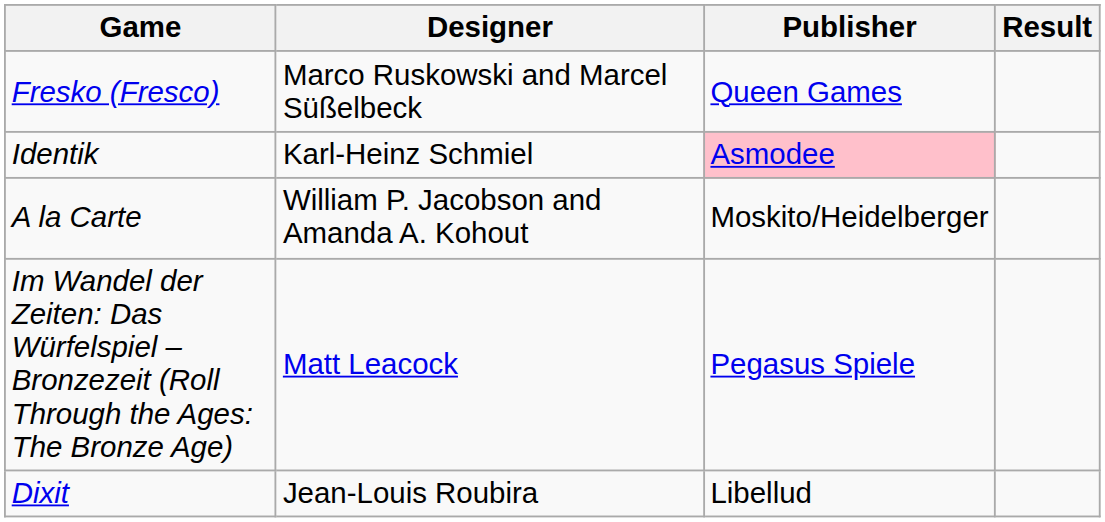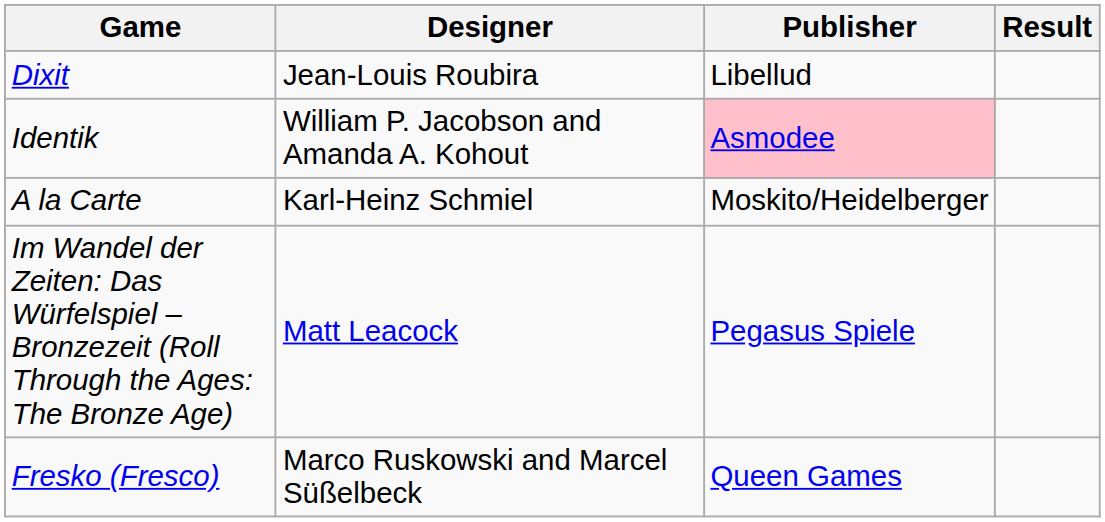rows swapped: (40, 493) <-> (116, 91)
(408, 154) Karl-Heinz Schmiel -> (442, 137) William P. Jacobson and Amanda A. Kohout
(442, 217) William P. Jacobson and Amanda A. Kohout -> (408, 201) Karl-Heinz Schmiel
